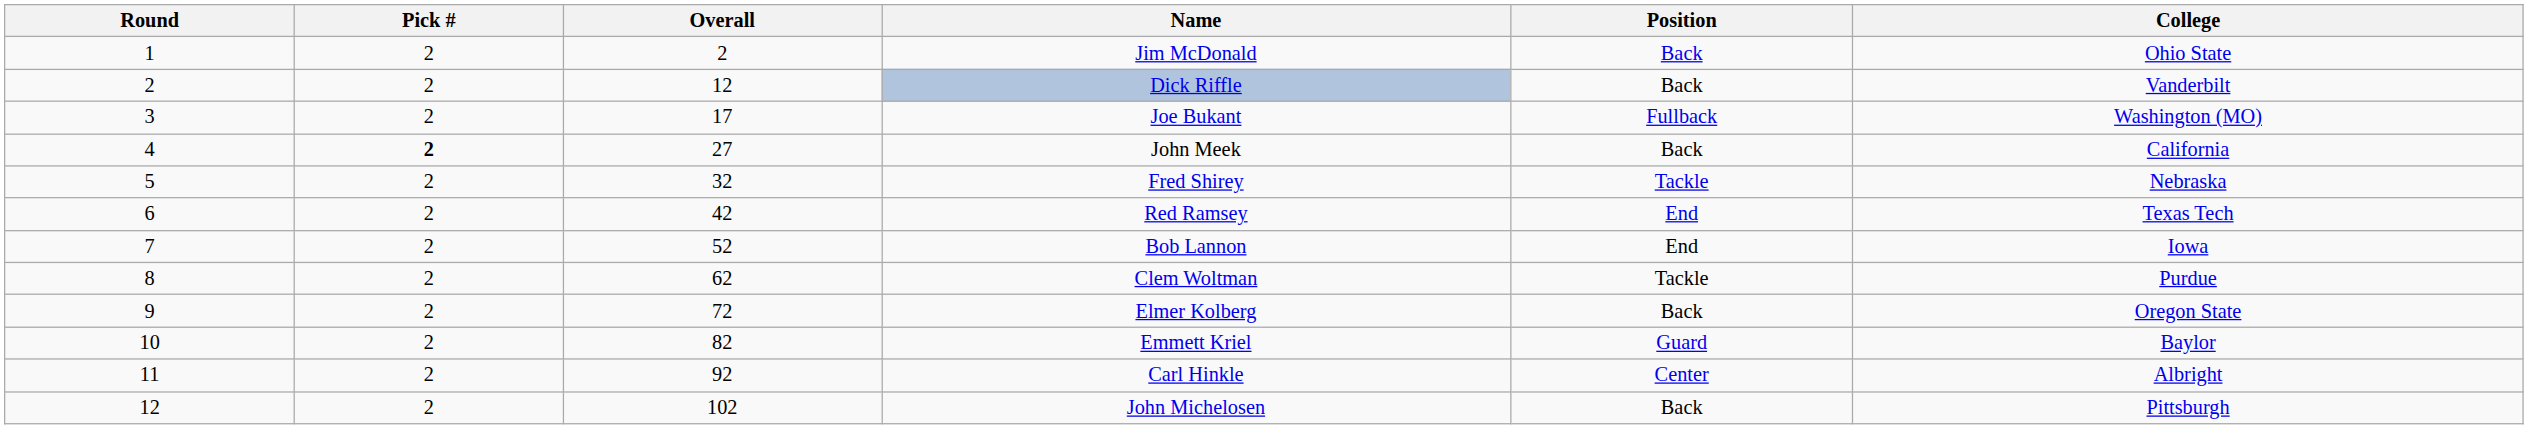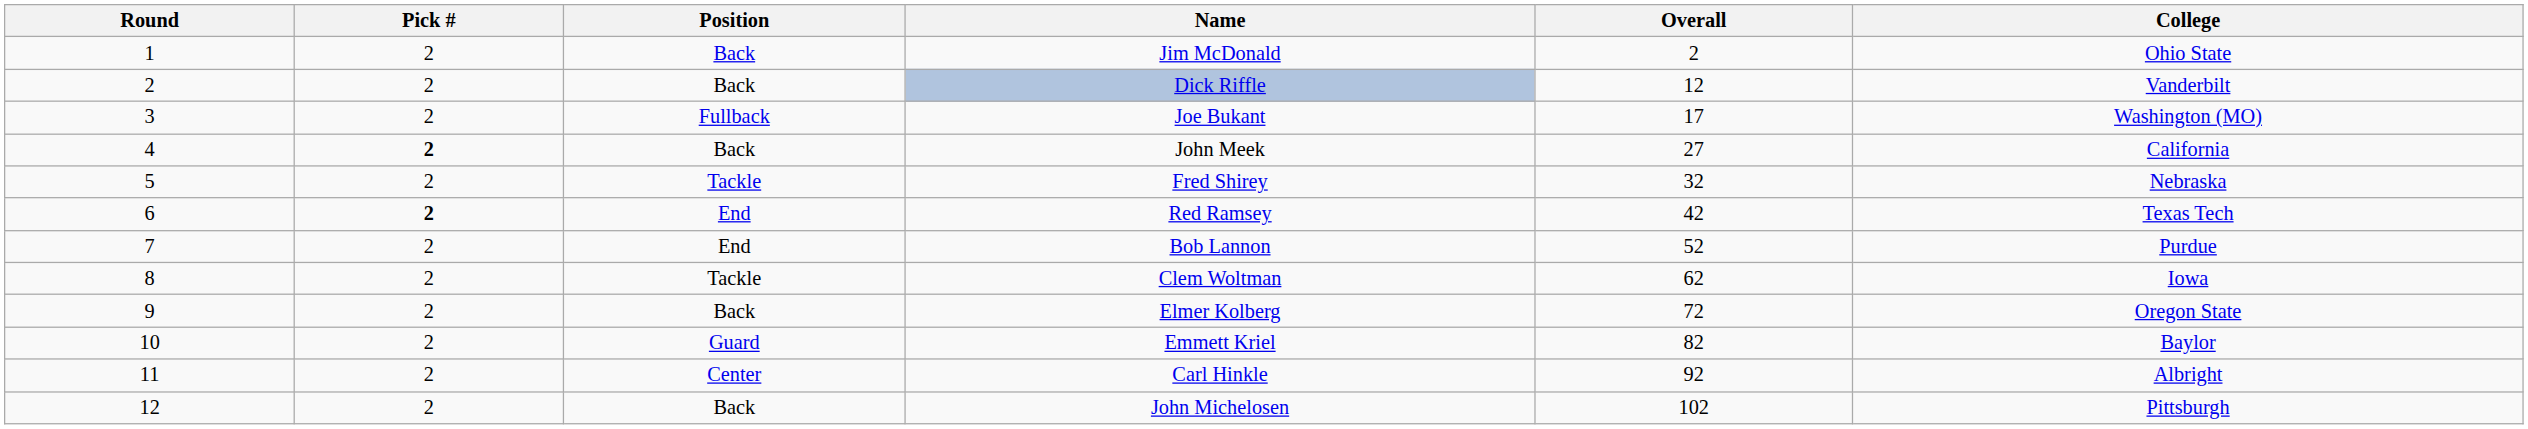columns swapped: (722, 20) <-> (1682, 20)
(429, 213) normal -> (429, 213) bold
(2188, 246) Iowa -> (2188, 246) Purdue
(2188, 278) Purdue -> (2188, 278) Iowa
